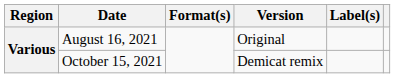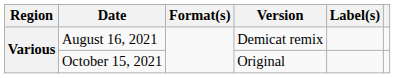(261, 38) Original -> (280, 38) Demicat remix
(280, 61) Demicat remix -> (261, 61) Original
